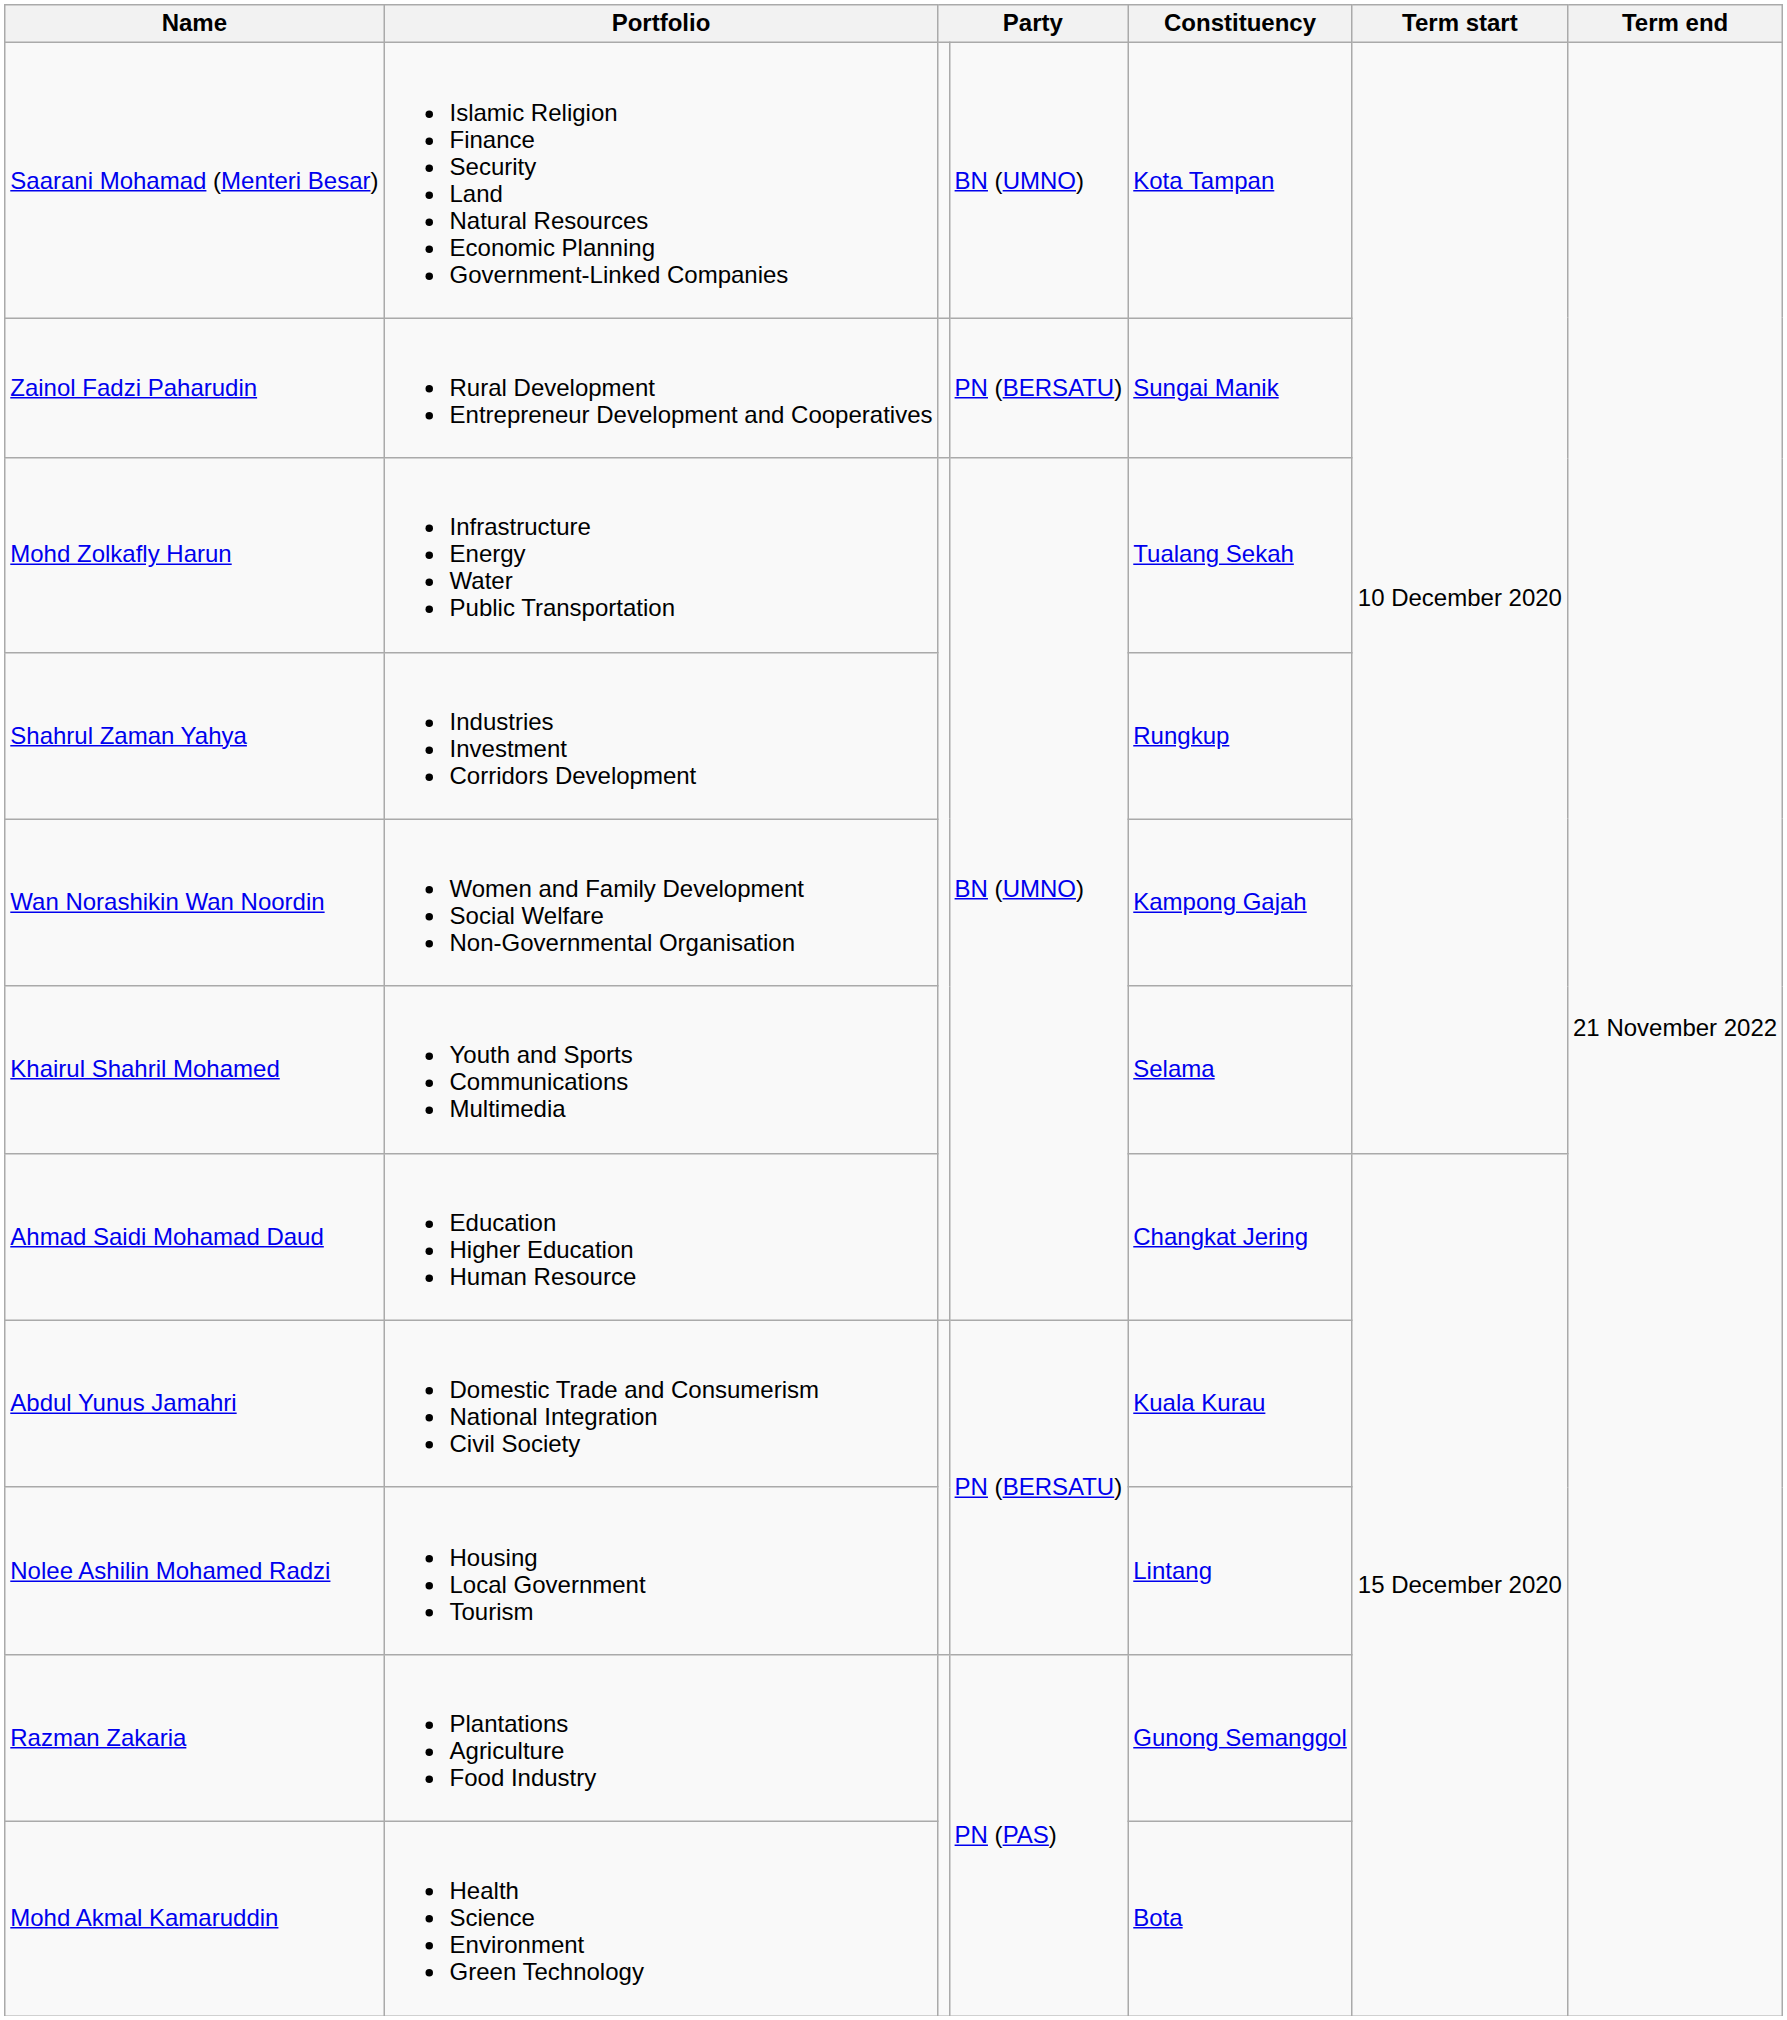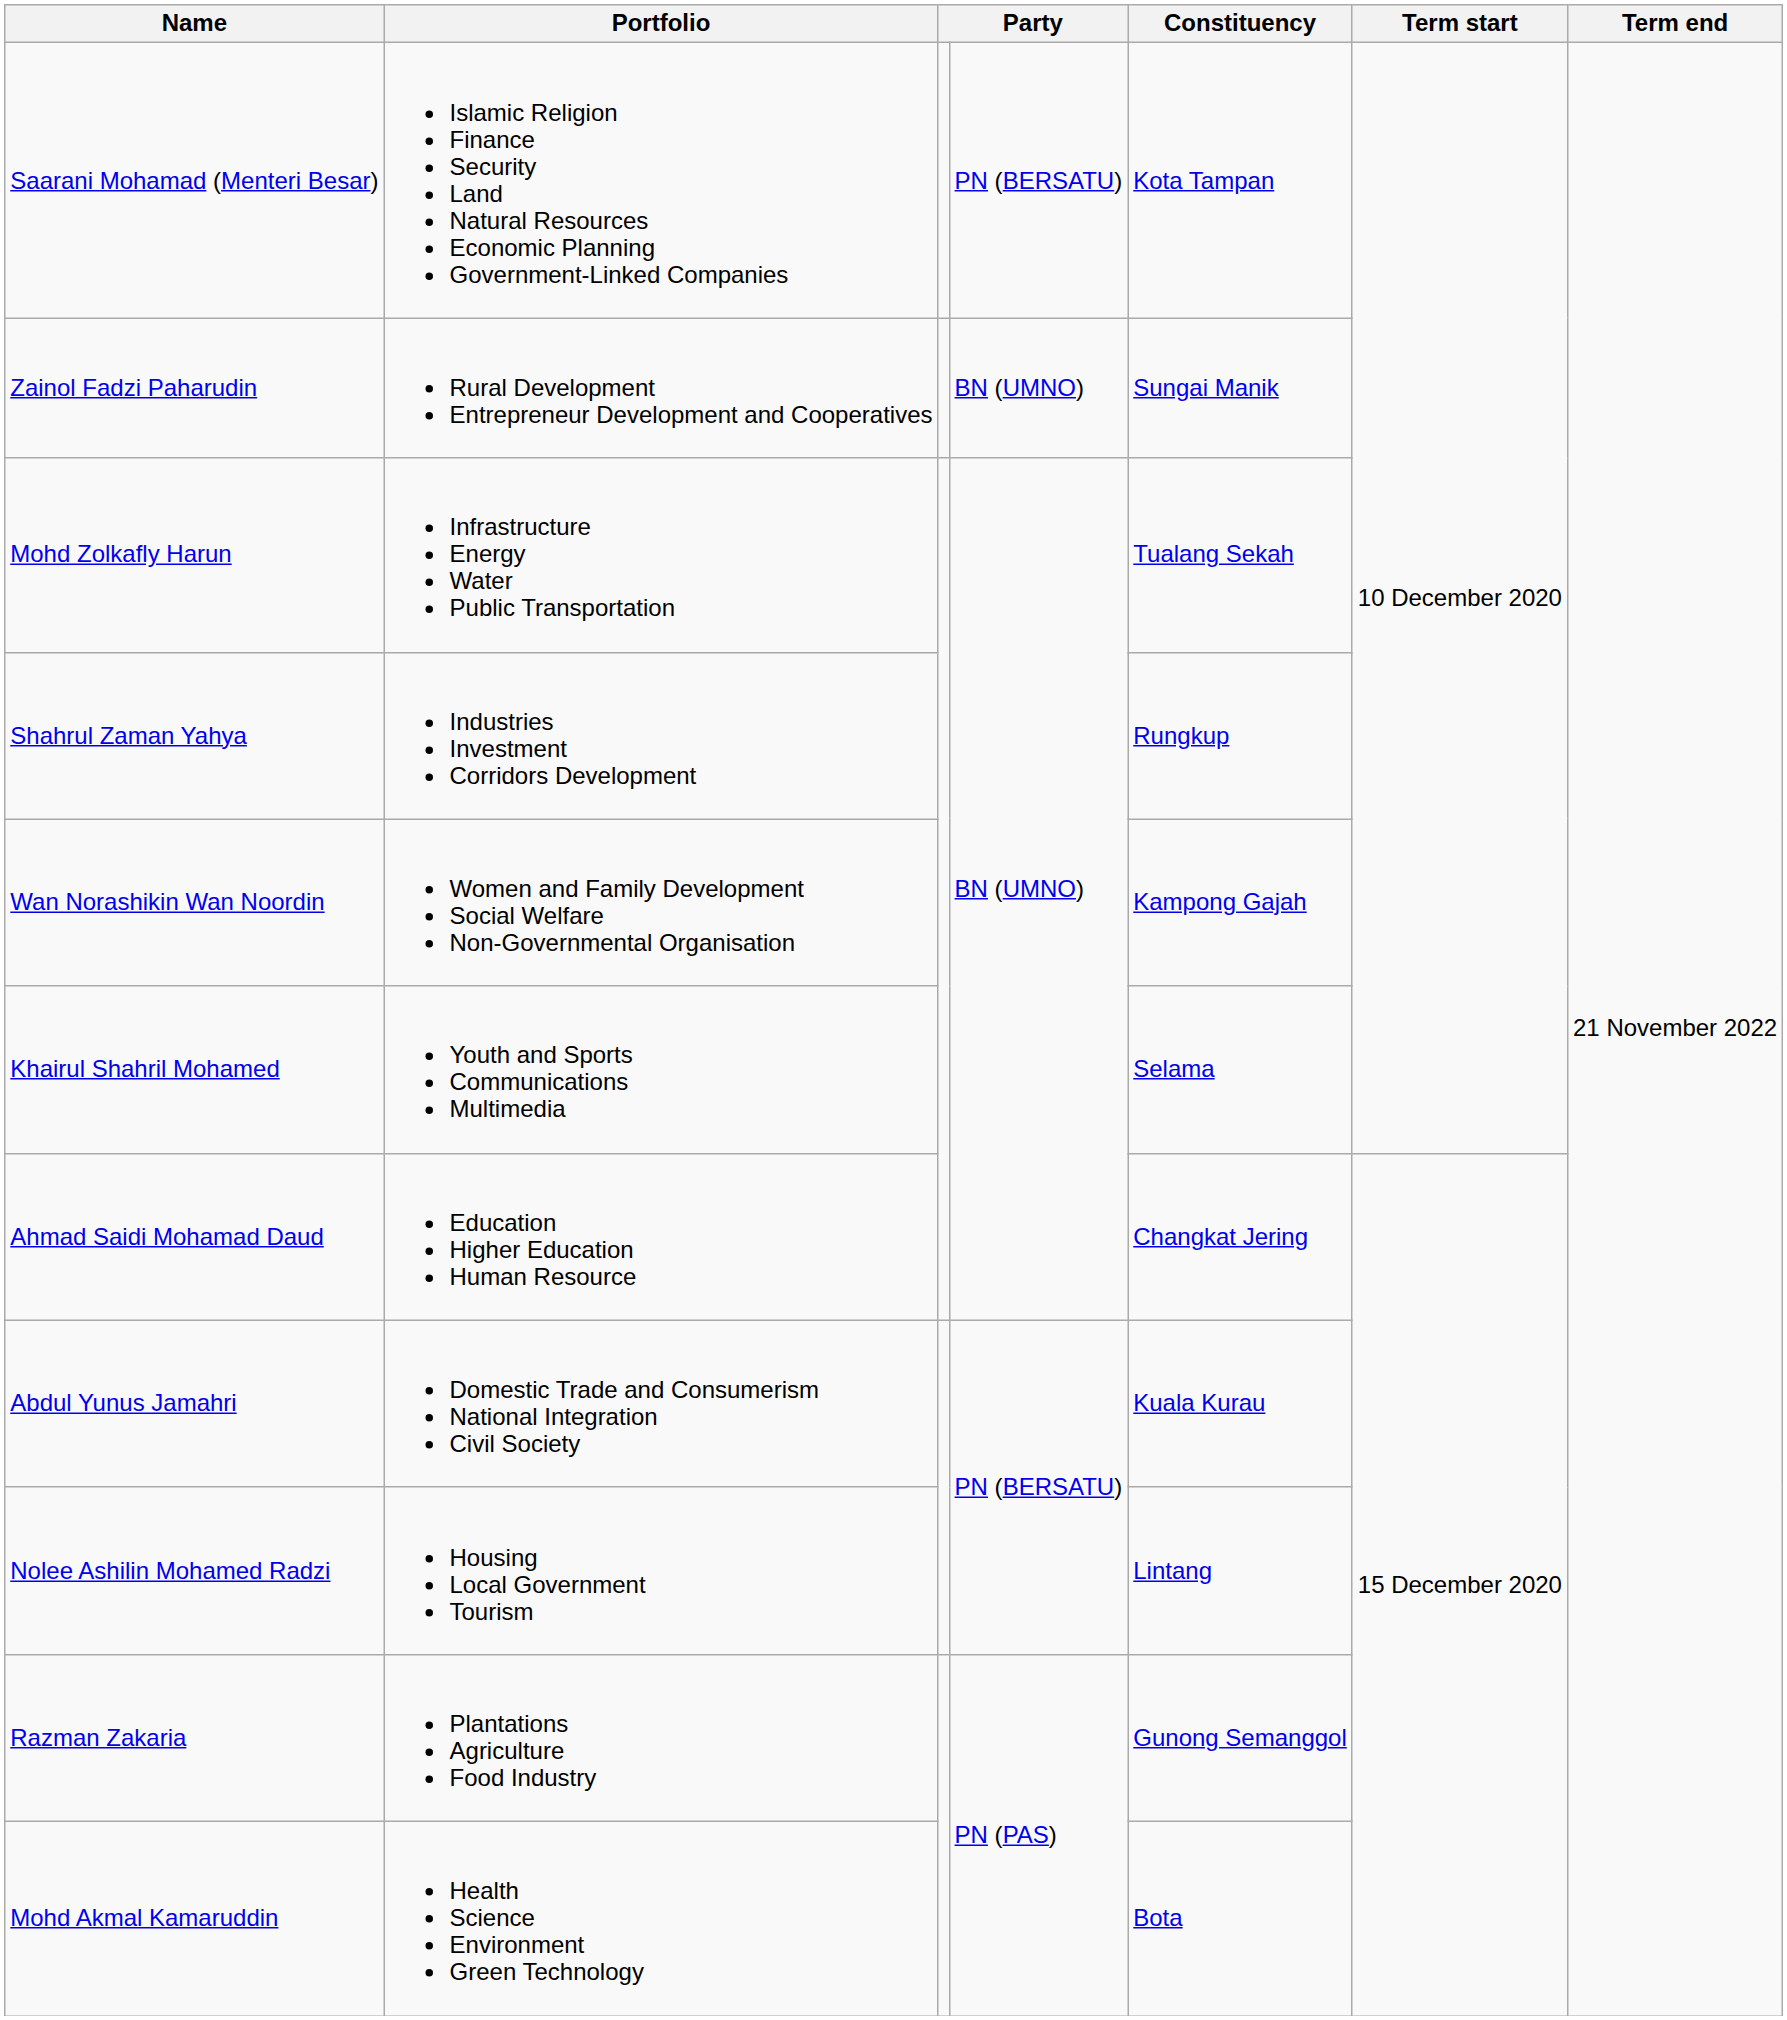(1019, 180) BN (UMNO) -> (1038, 180) PN (BERSATU)
(1038, 387) PN (BERSATU) -> (1019, 387) BN (UMNO)
